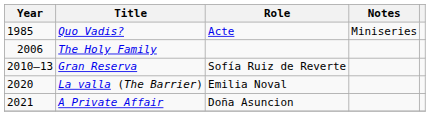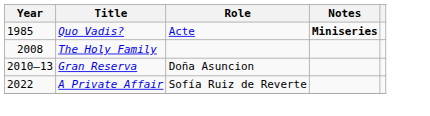(384, 31) normal -> (345, 31) bold
(30, 49) 2006 -> (30, 49) 2008
(277, 67) Sofía Ruiz de Reverte -> (211, 67) Doña Asuncion
- row: (131, 85)
(20, 102) 2021 -> (20, 85) 2022
(251, 102) Doña Asuncion -> (238, 85) Sofía Ruiz de Reverte
